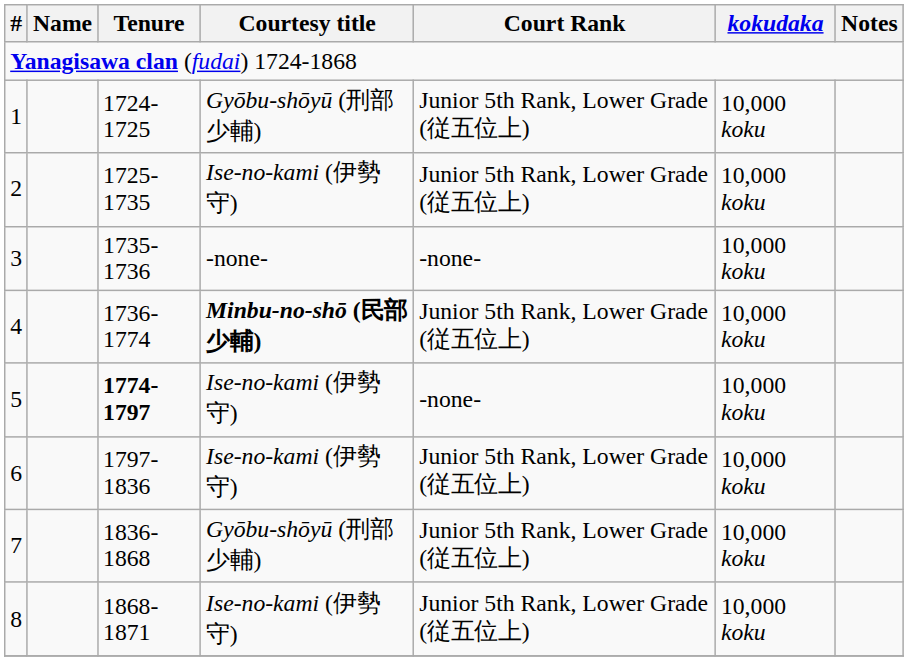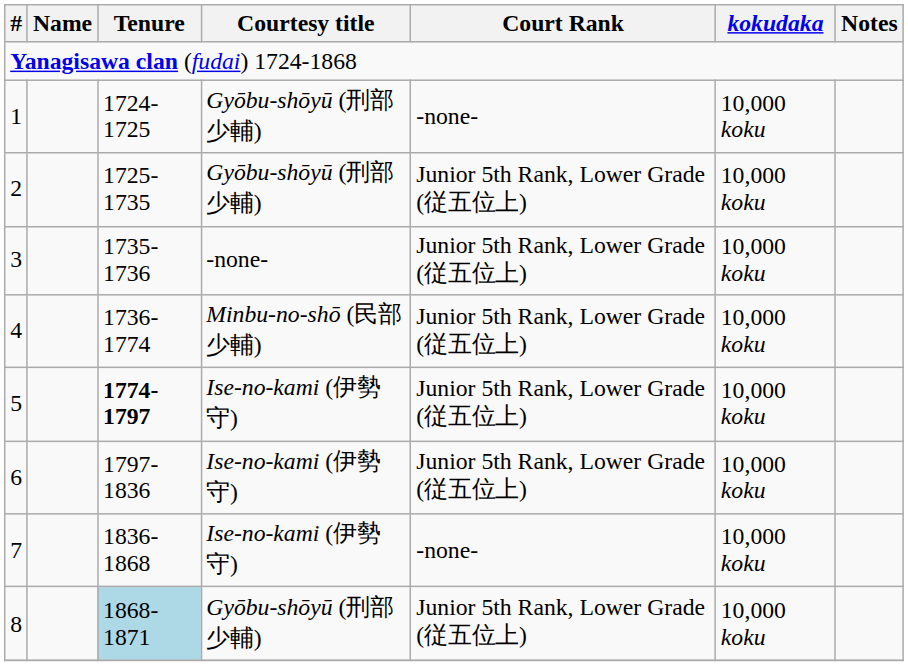(564, 114) Junior 5th Rank, Lower Grade (従五位上) -> (447, 116) -none-
(293, 188) Ise-no-kami (伊勢守) -> (300, 188) Gyōbu-shōyū (刑部少輔)
(450, 257) -none- -> (561, 258) Junior 5th Rank, Lower Grade (従五位上)
(307, 325) bold -> (304, 330) normal
(450, 399) -none- -> (561, 402) Junior 5th Rank, Lower Grade (従五位上)
(300, 544) Gyōbu-shōyū (刑部少輔) -> (293, 549) Ise-no-kami (伊勢守)
(564, 544) Junior 5th Rank, Lower Grade (従五位上) -> (447, 550) -none-
(131, 618) no background -> (131, 623) lightblue background
(293, 618) Ise-no-kami (伊勢守) -> (300, 622) Gyōbu-shōyū (刑部少輔)
